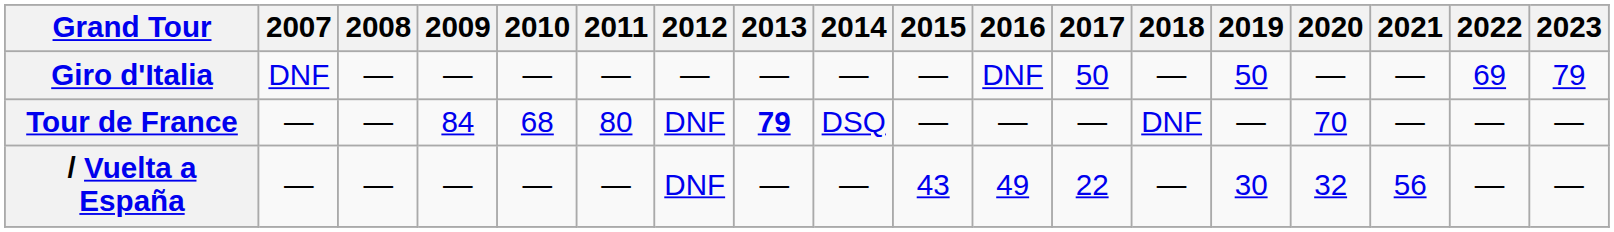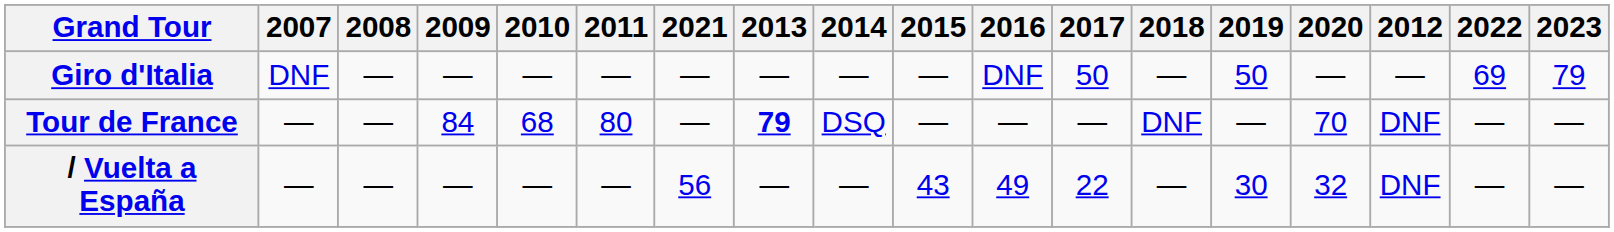columns swapped: (695, 27) <-> (1410, 27)
